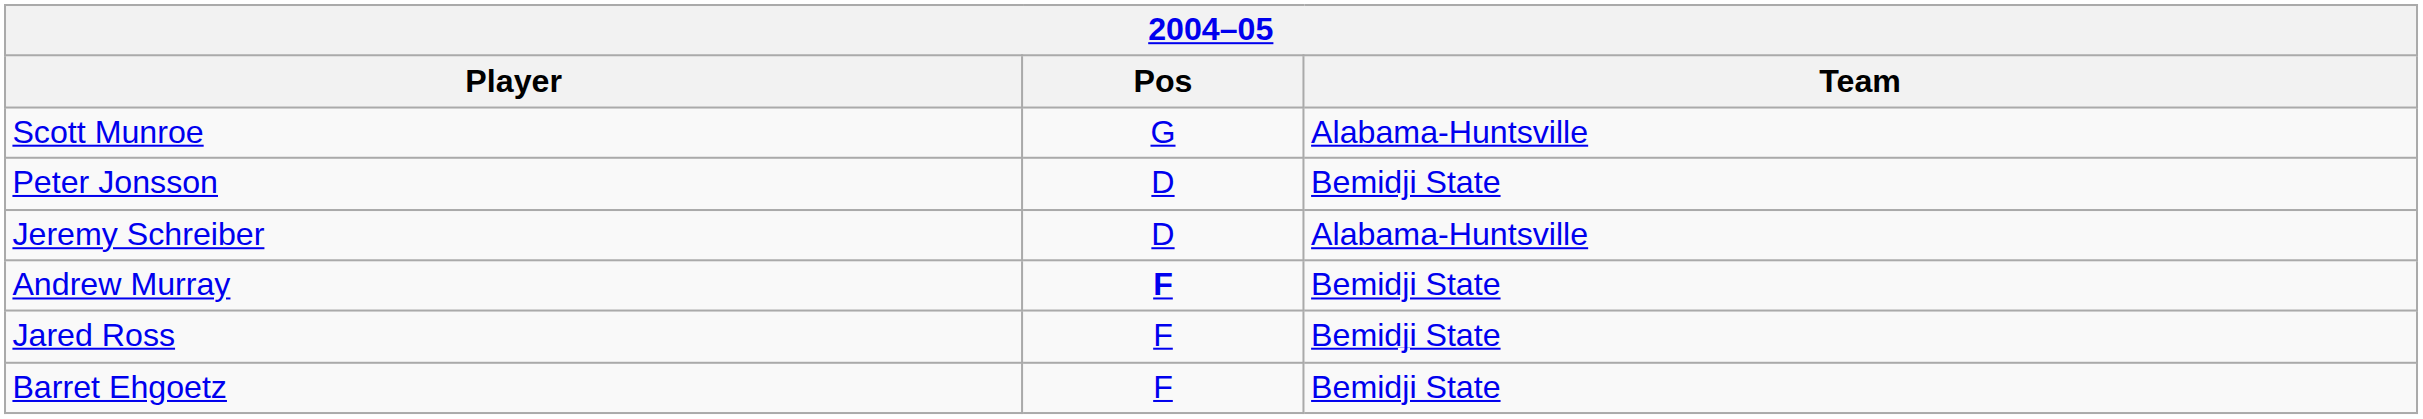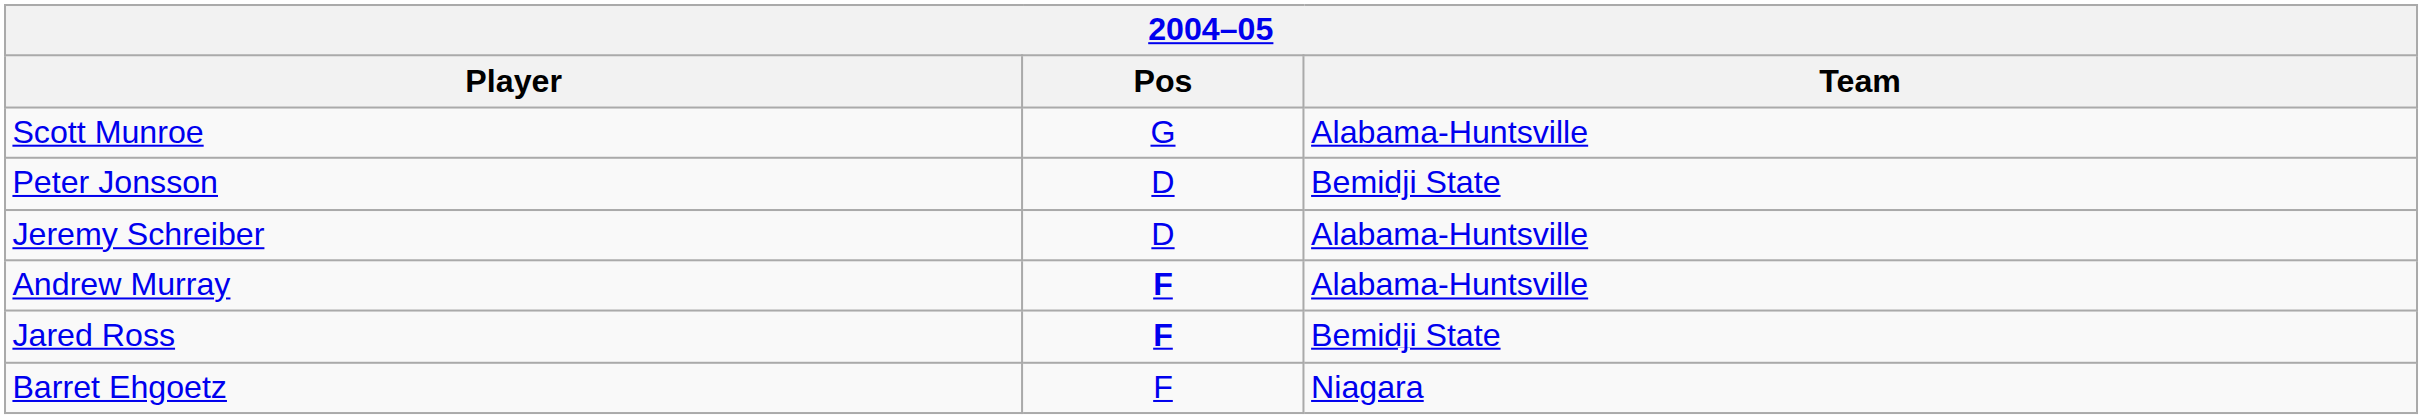(1406, 285) Bemidji State -> (1450, 285) Alabama-Huntsville
(1163, 336) normal -> (1163, 336) bold
(1406, 387) Bemidji State -> (1367, 387) Niagara
